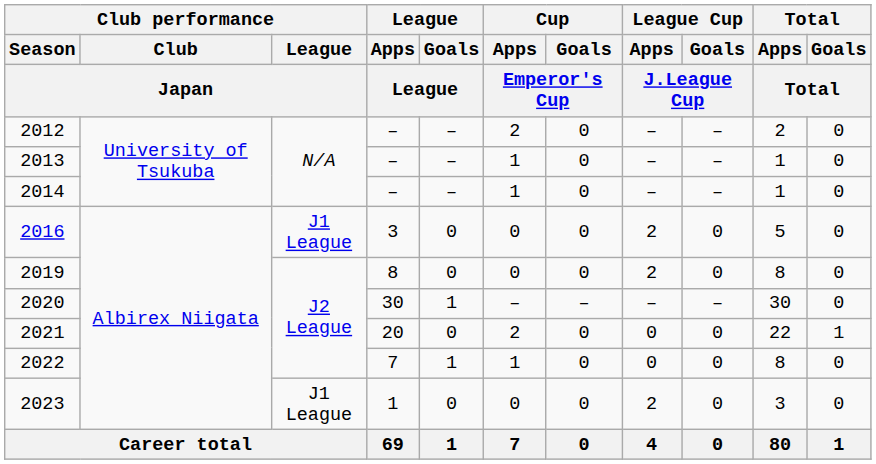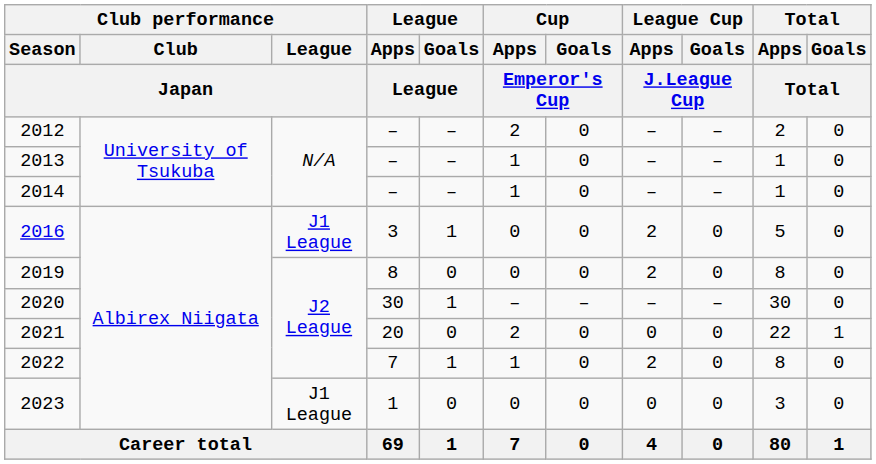(452, 232) 0 -> (452, 232) 1
(652, 363) 0 -> (652, 363) 2
(652, 404) 2 -> (652, 404) 0
